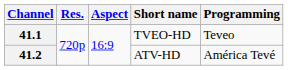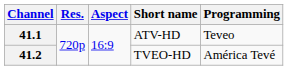(162, 34) TVEO-HD -> (157, 34) ATV-HD
(157, 55) ATV-HD -> (162, 55) TVEO-HD
